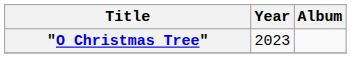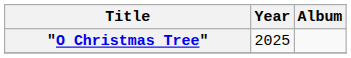(272, 41) 2023 -> (272, 41) 2025
